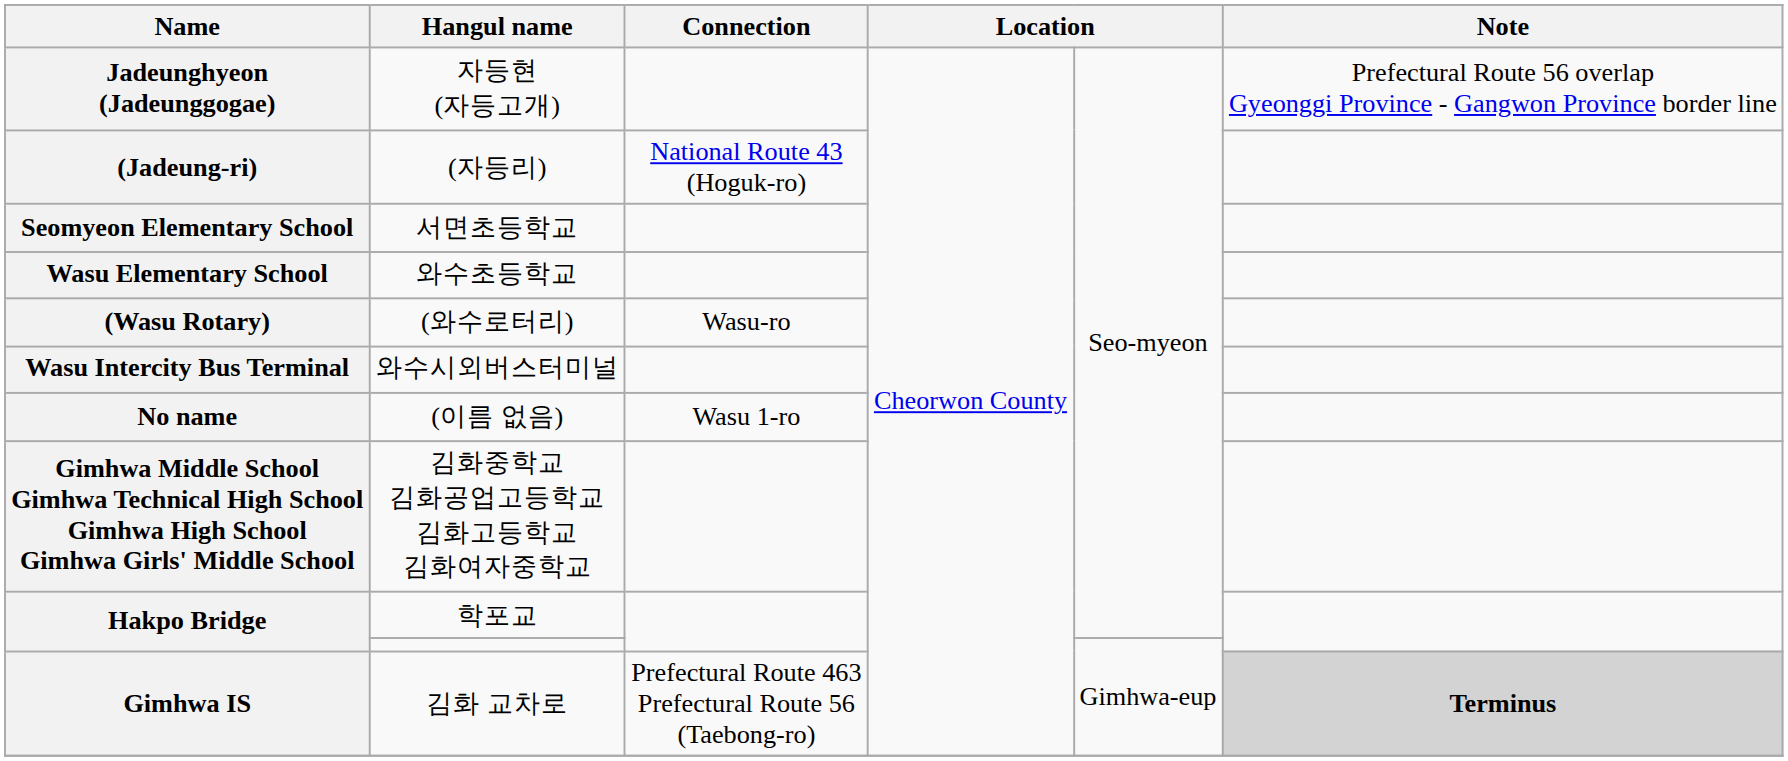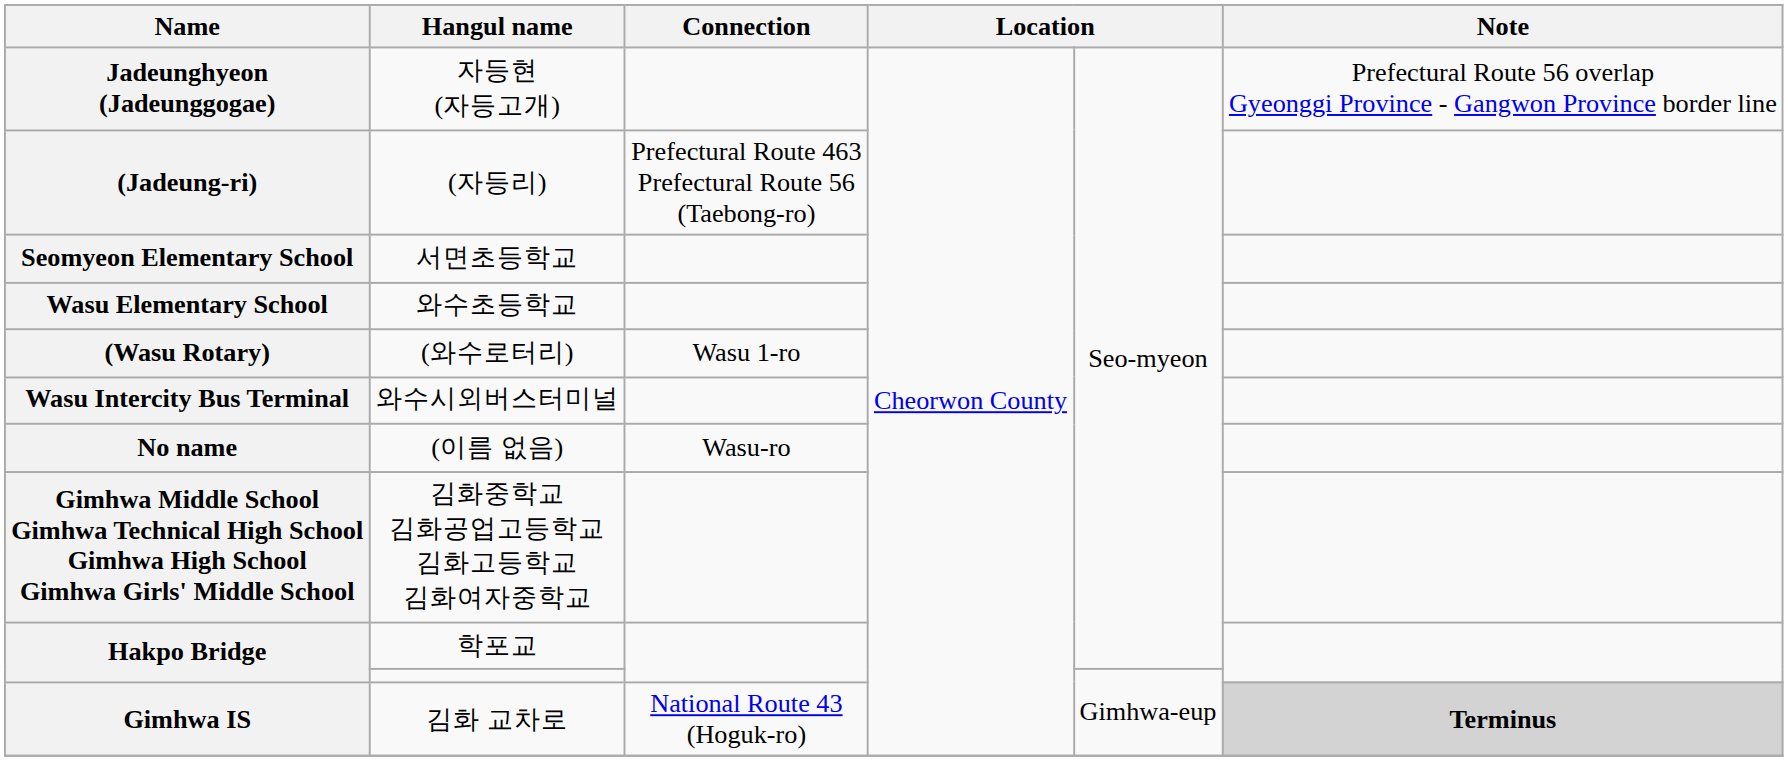(746, 166) National Route 43 (Hoguk-ro) -> (746, 181) Prefectural Route 463 Prefectural Route 56 (Taebong-ro)
(746, 321) Wasu-ro -> (746, 352) Wasu 1-ro
(746, 415) Wasu 1-ro -> (746, 446) Wasu-ro
(746, 702) Prefectural Route 463 Prefectural Route 56 (Taebong-ro) -> (746, 718) National Route 43 (Hoguk-ro)
